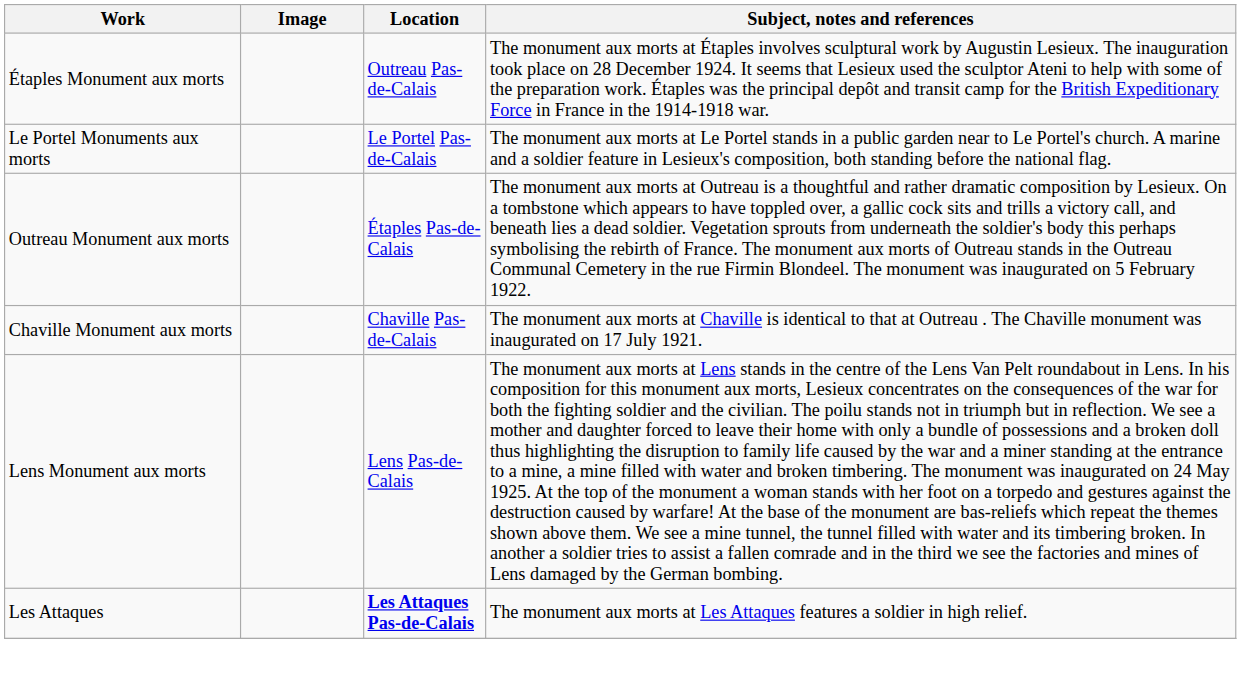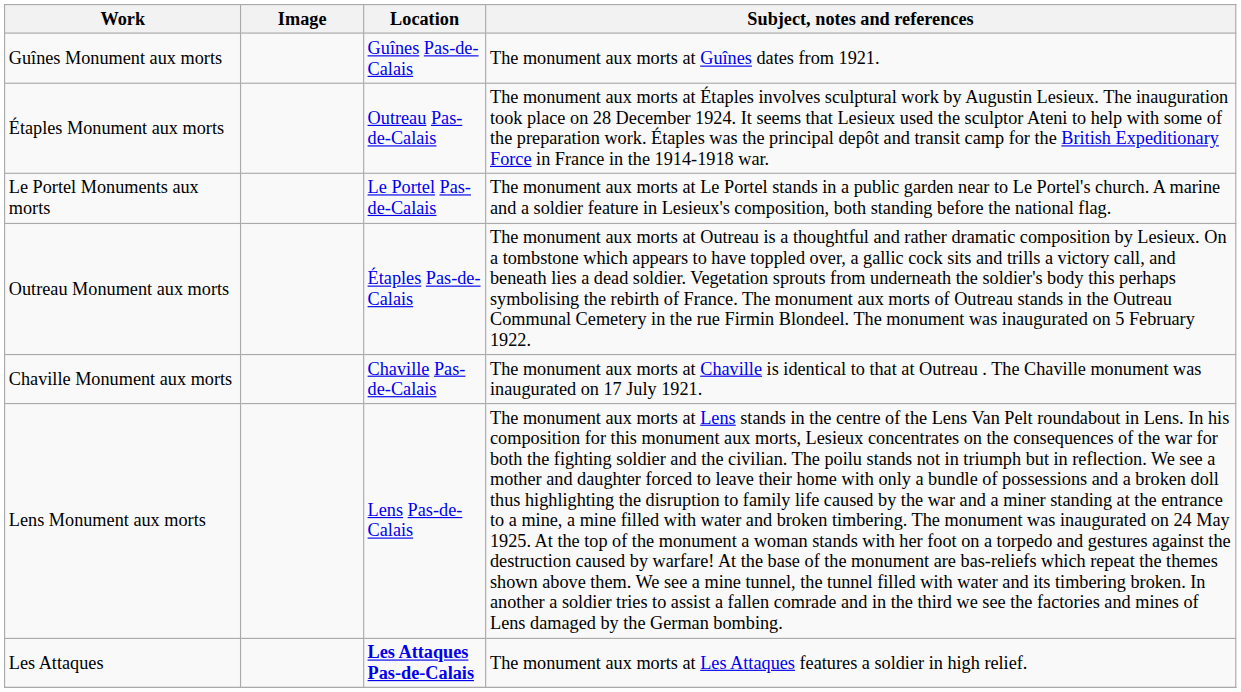+ row: (115, 58)
